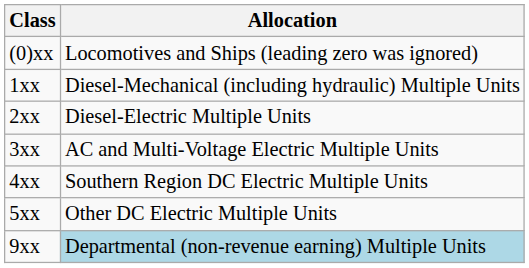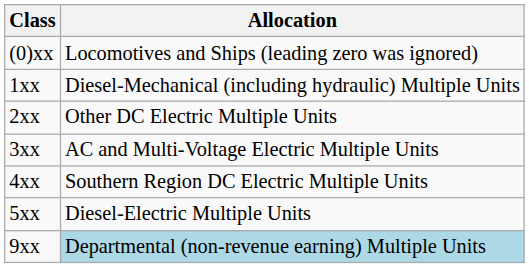(188, 117) Diesel-Electric Multiple Units -> (201, 117) Other DC Electric Multiple Units
(201, 213) Other DC Electric Multiple Units -> (188, 213) Diesel-Electric Multiple Units
